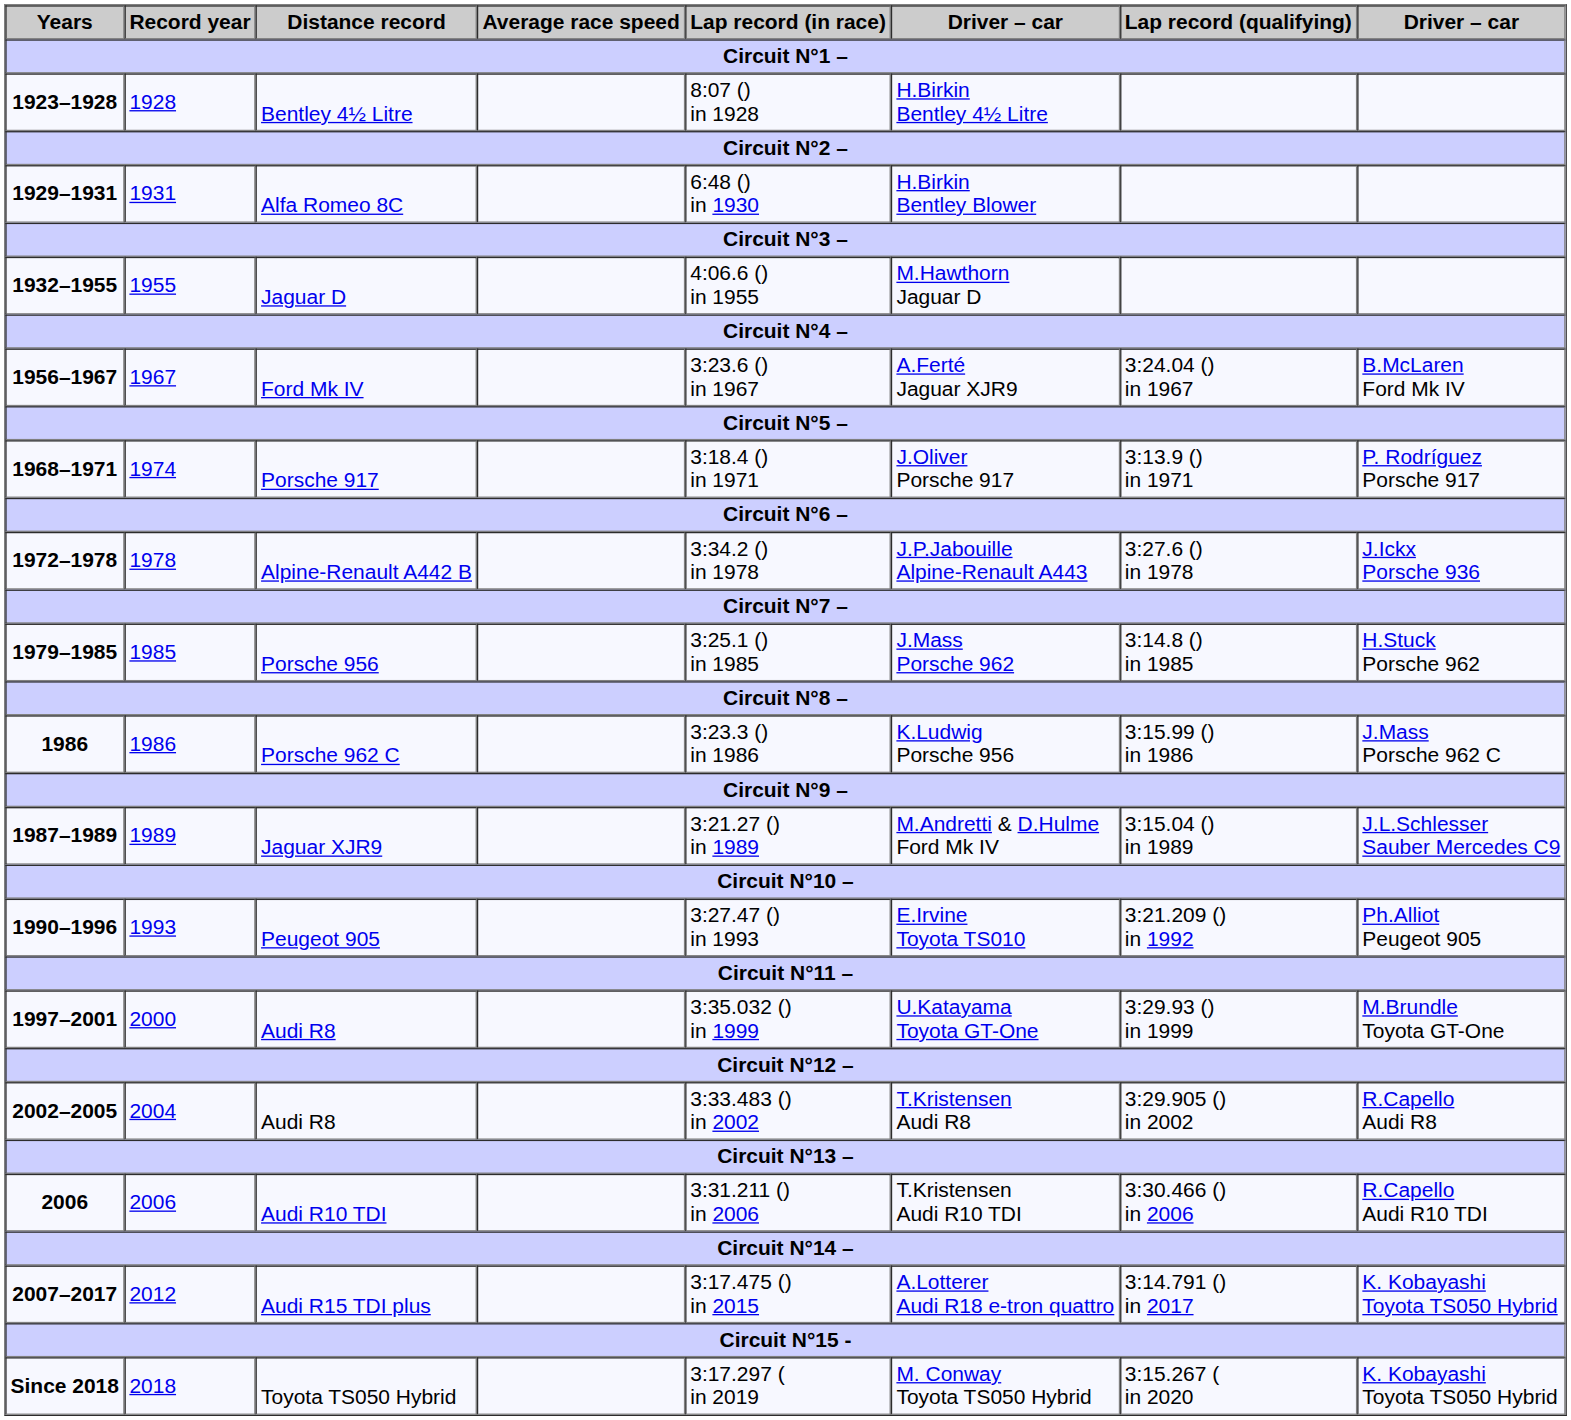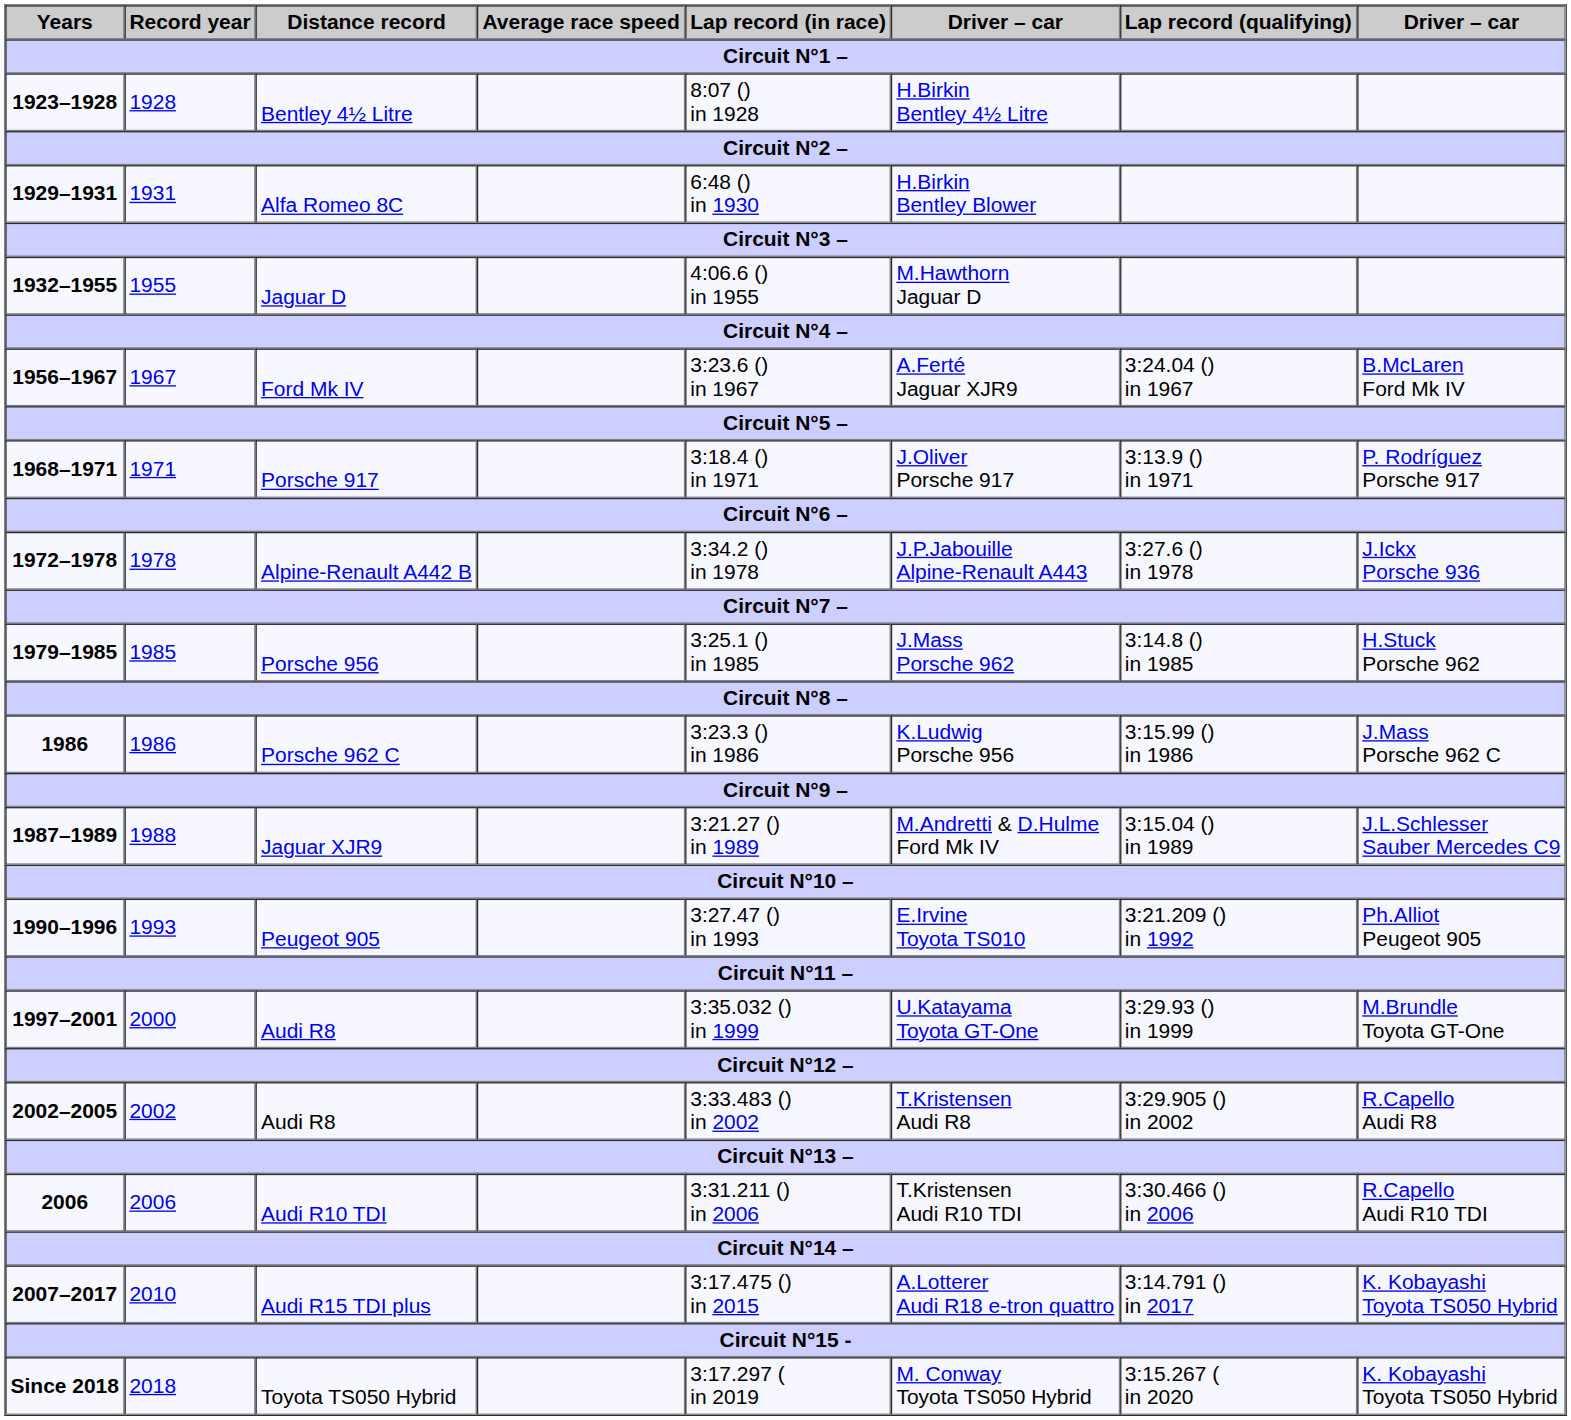(153, 468) 1974 -> (153, 468) 1971
(153, 835) 1989 -> (153, 835) 1988
(153, 1110) 2004 -> (153, 1110) 2002
(153, 1294) 2012 -> (153, 1294) 2010
